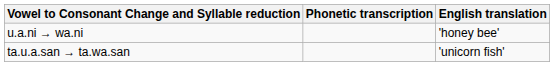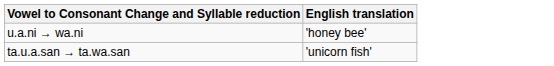- column: (369, 14)
